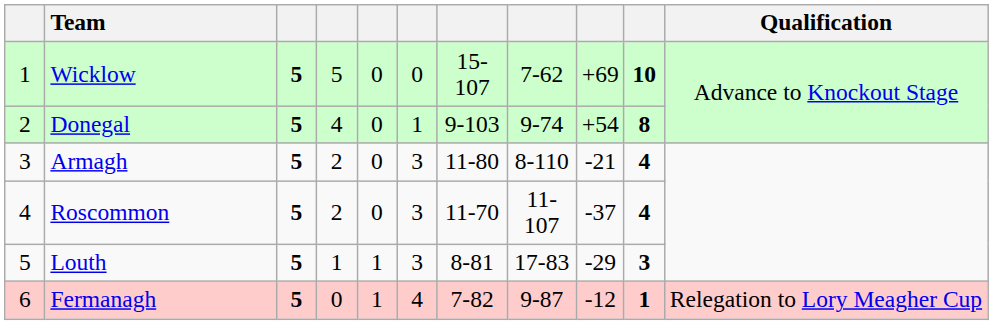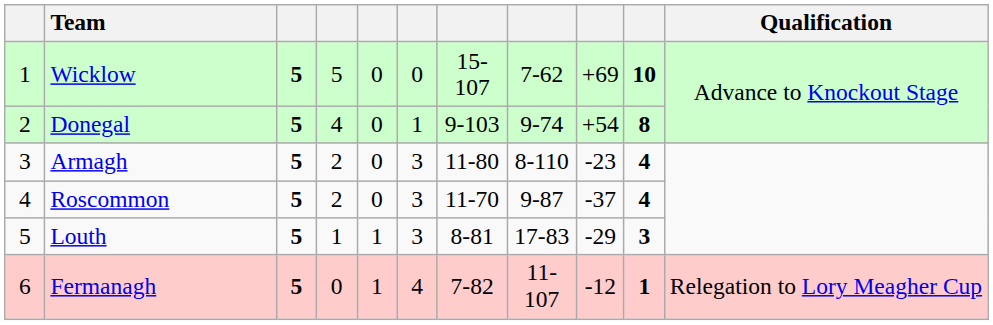(600, 161) -21 -> (600, 161) -23
(542, 212) 11-107 -> (542, 198) 9-87
(542, 299) 9-87 -> (542, 286) 11-107
